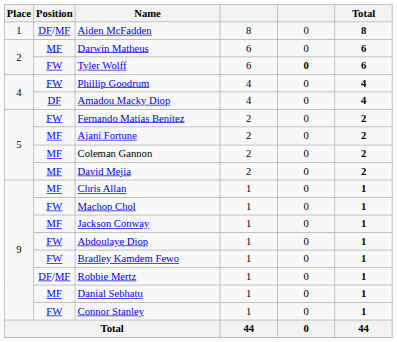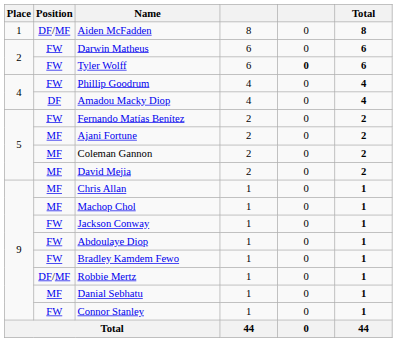(54, 48) MF -> (54, 48) FW
(54, 206) FW -> (54, 206) MF
(54, 223) MF -> (54, 223) FW
